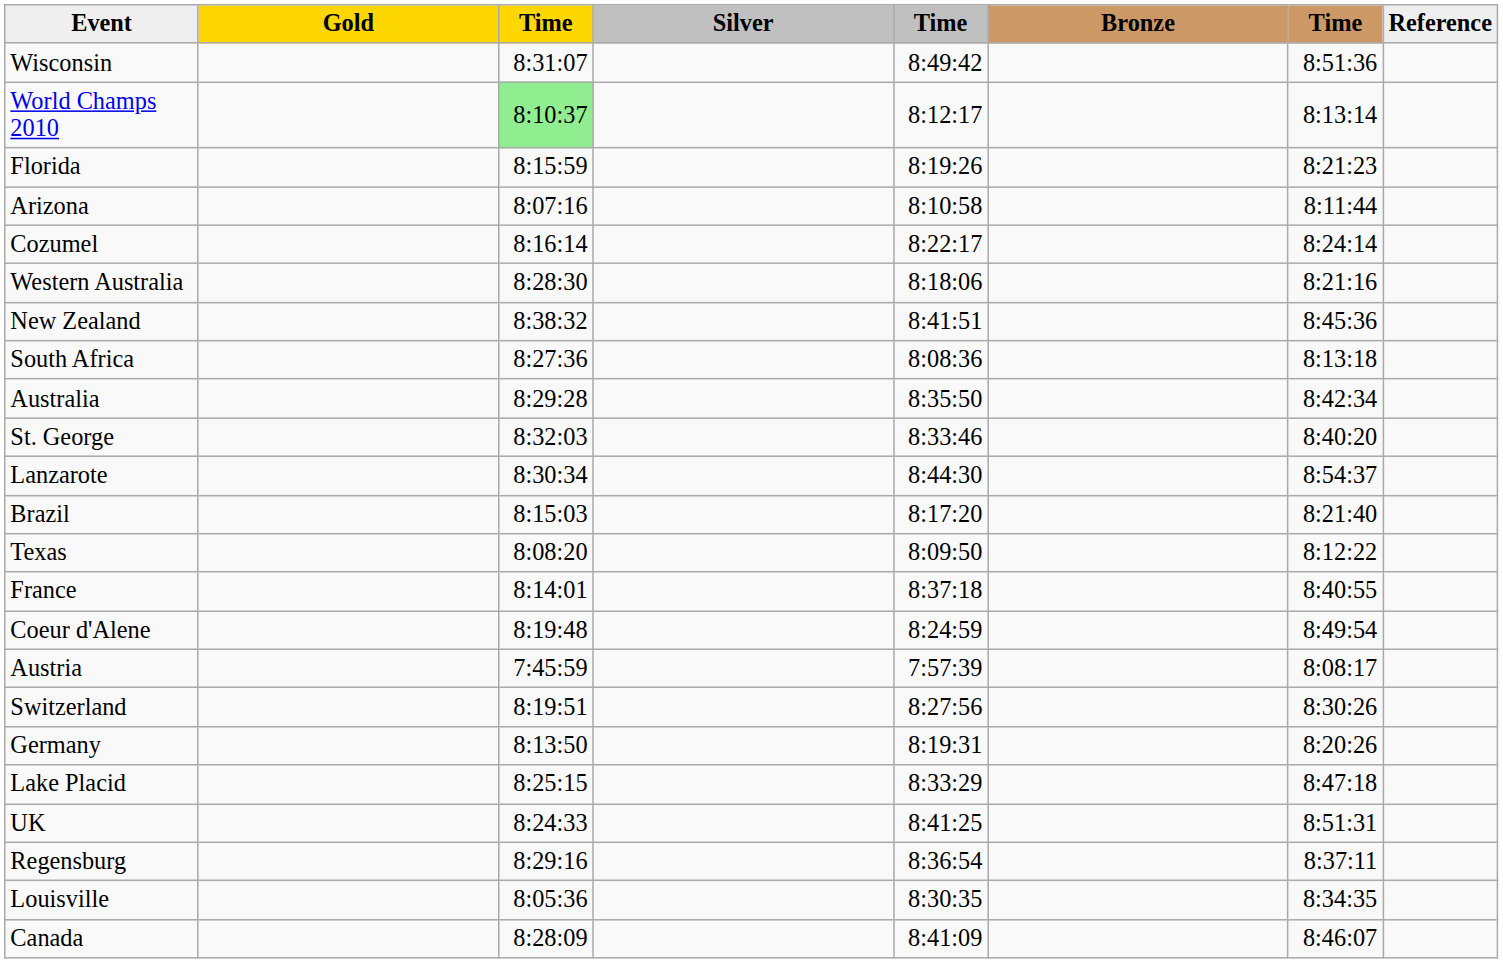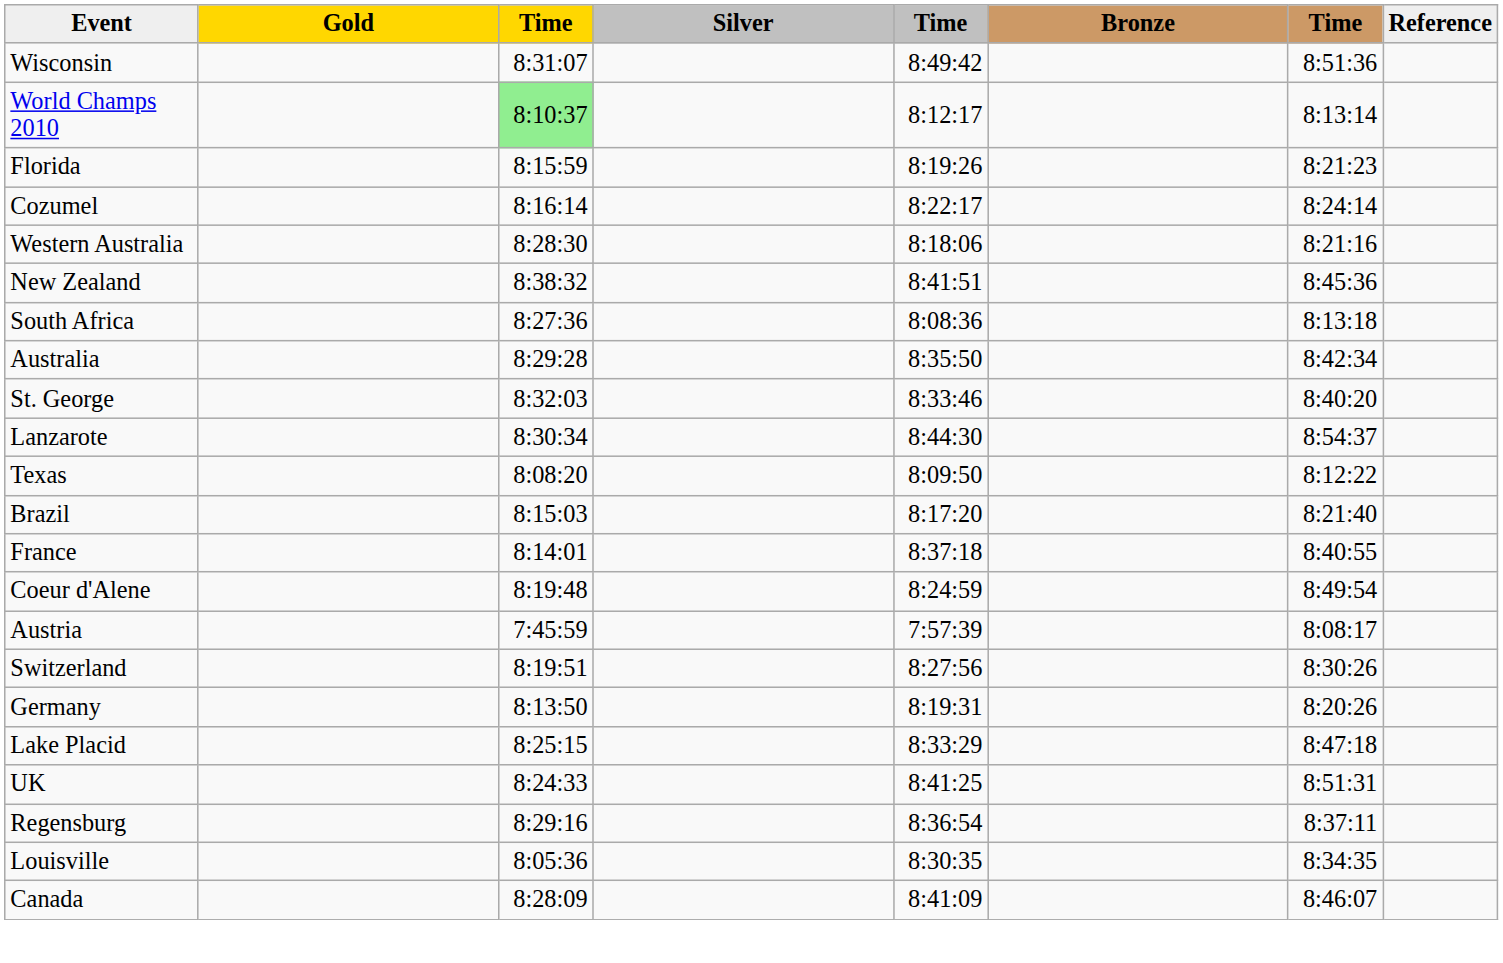- row: (50, 205)
rows swapped: (39, 552) <-> (40, 513)
